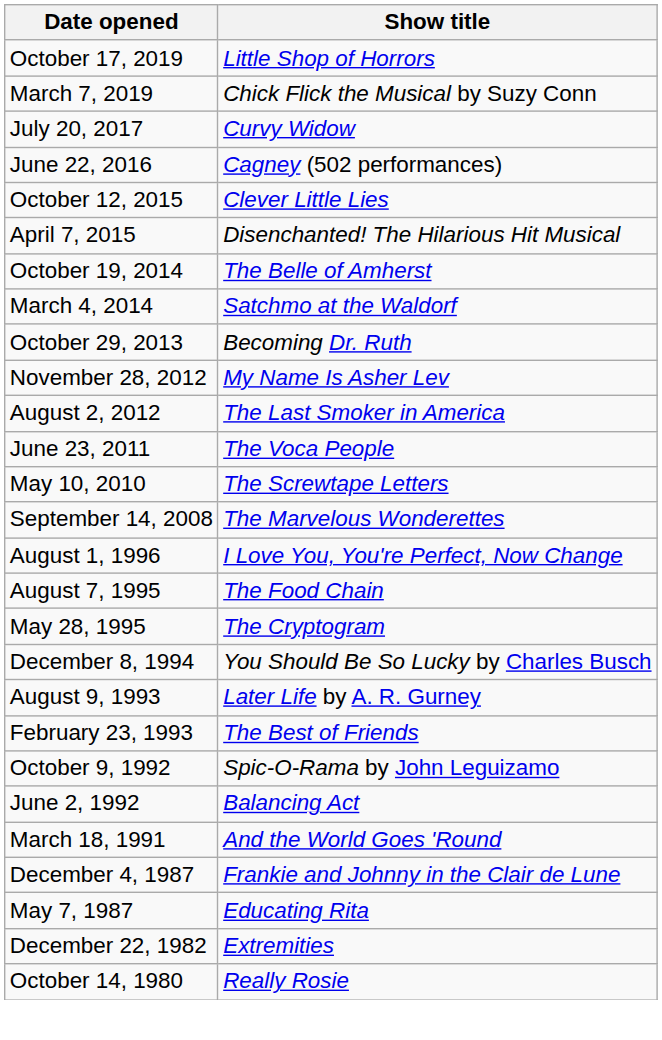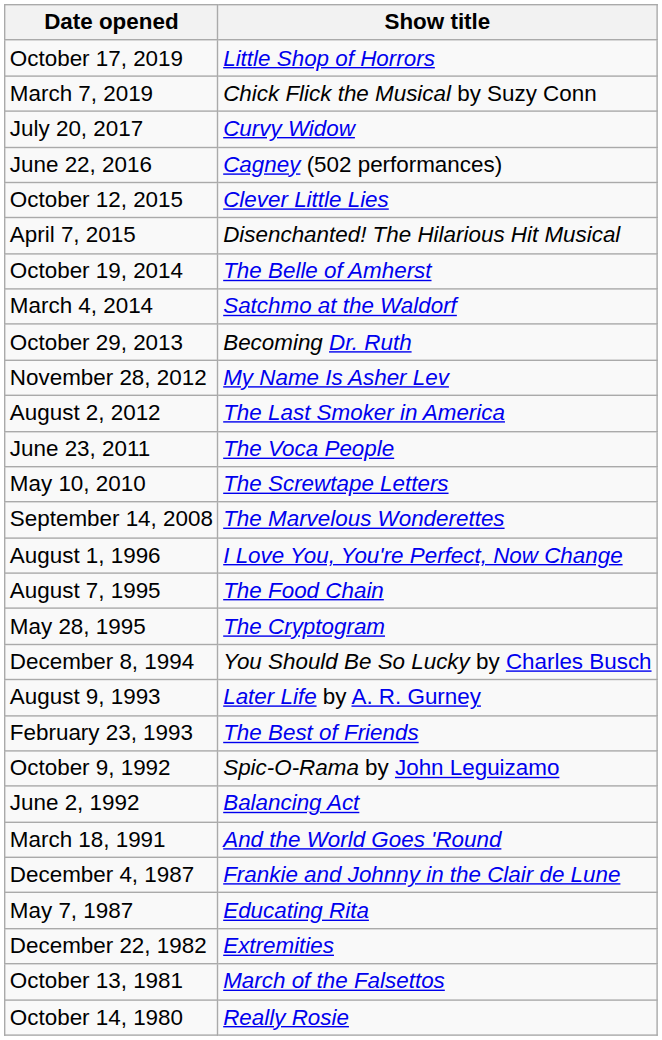+ row: (96, 981)
